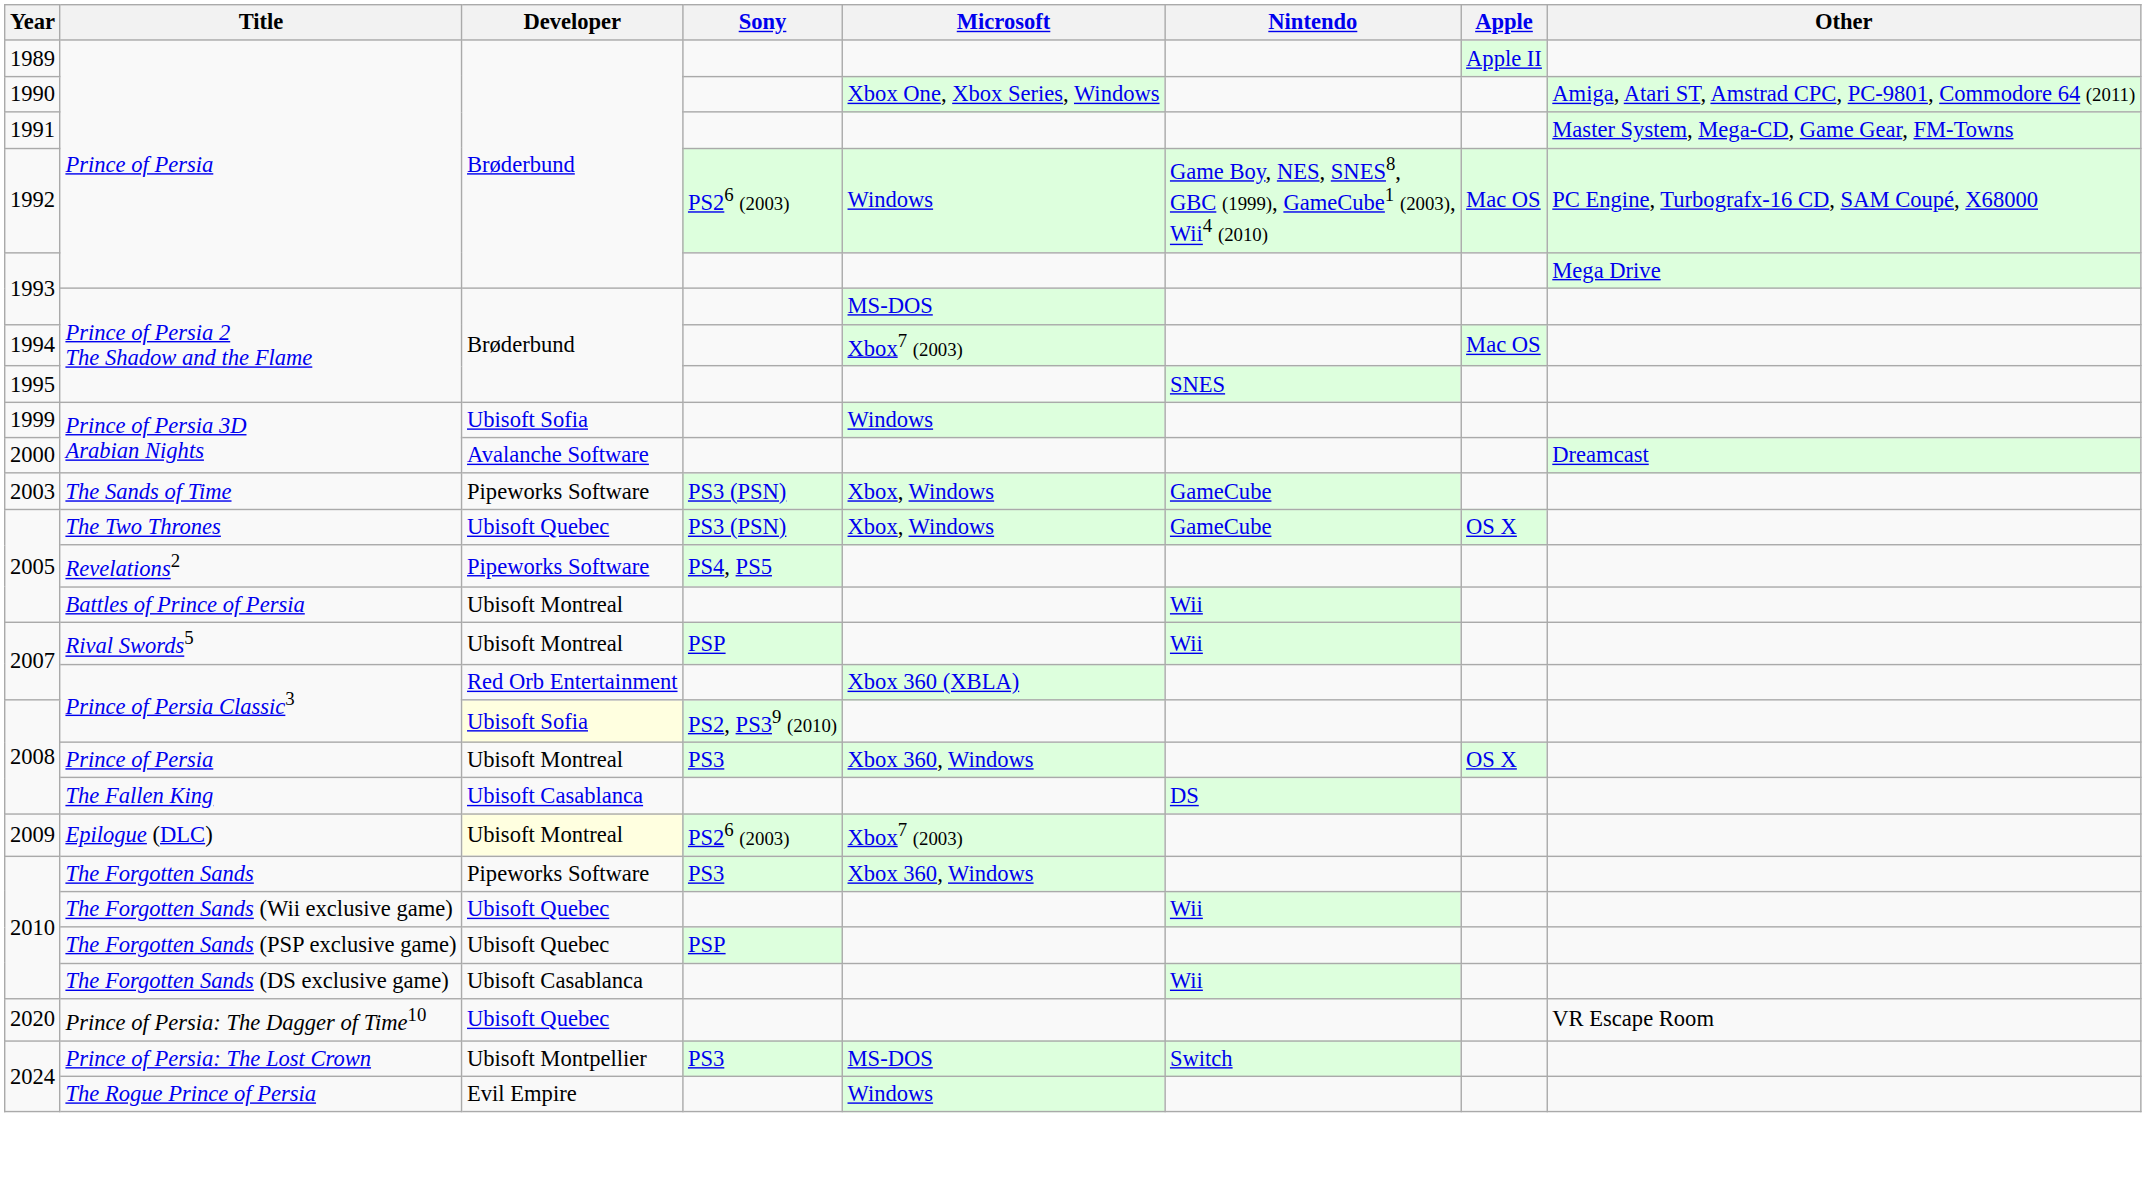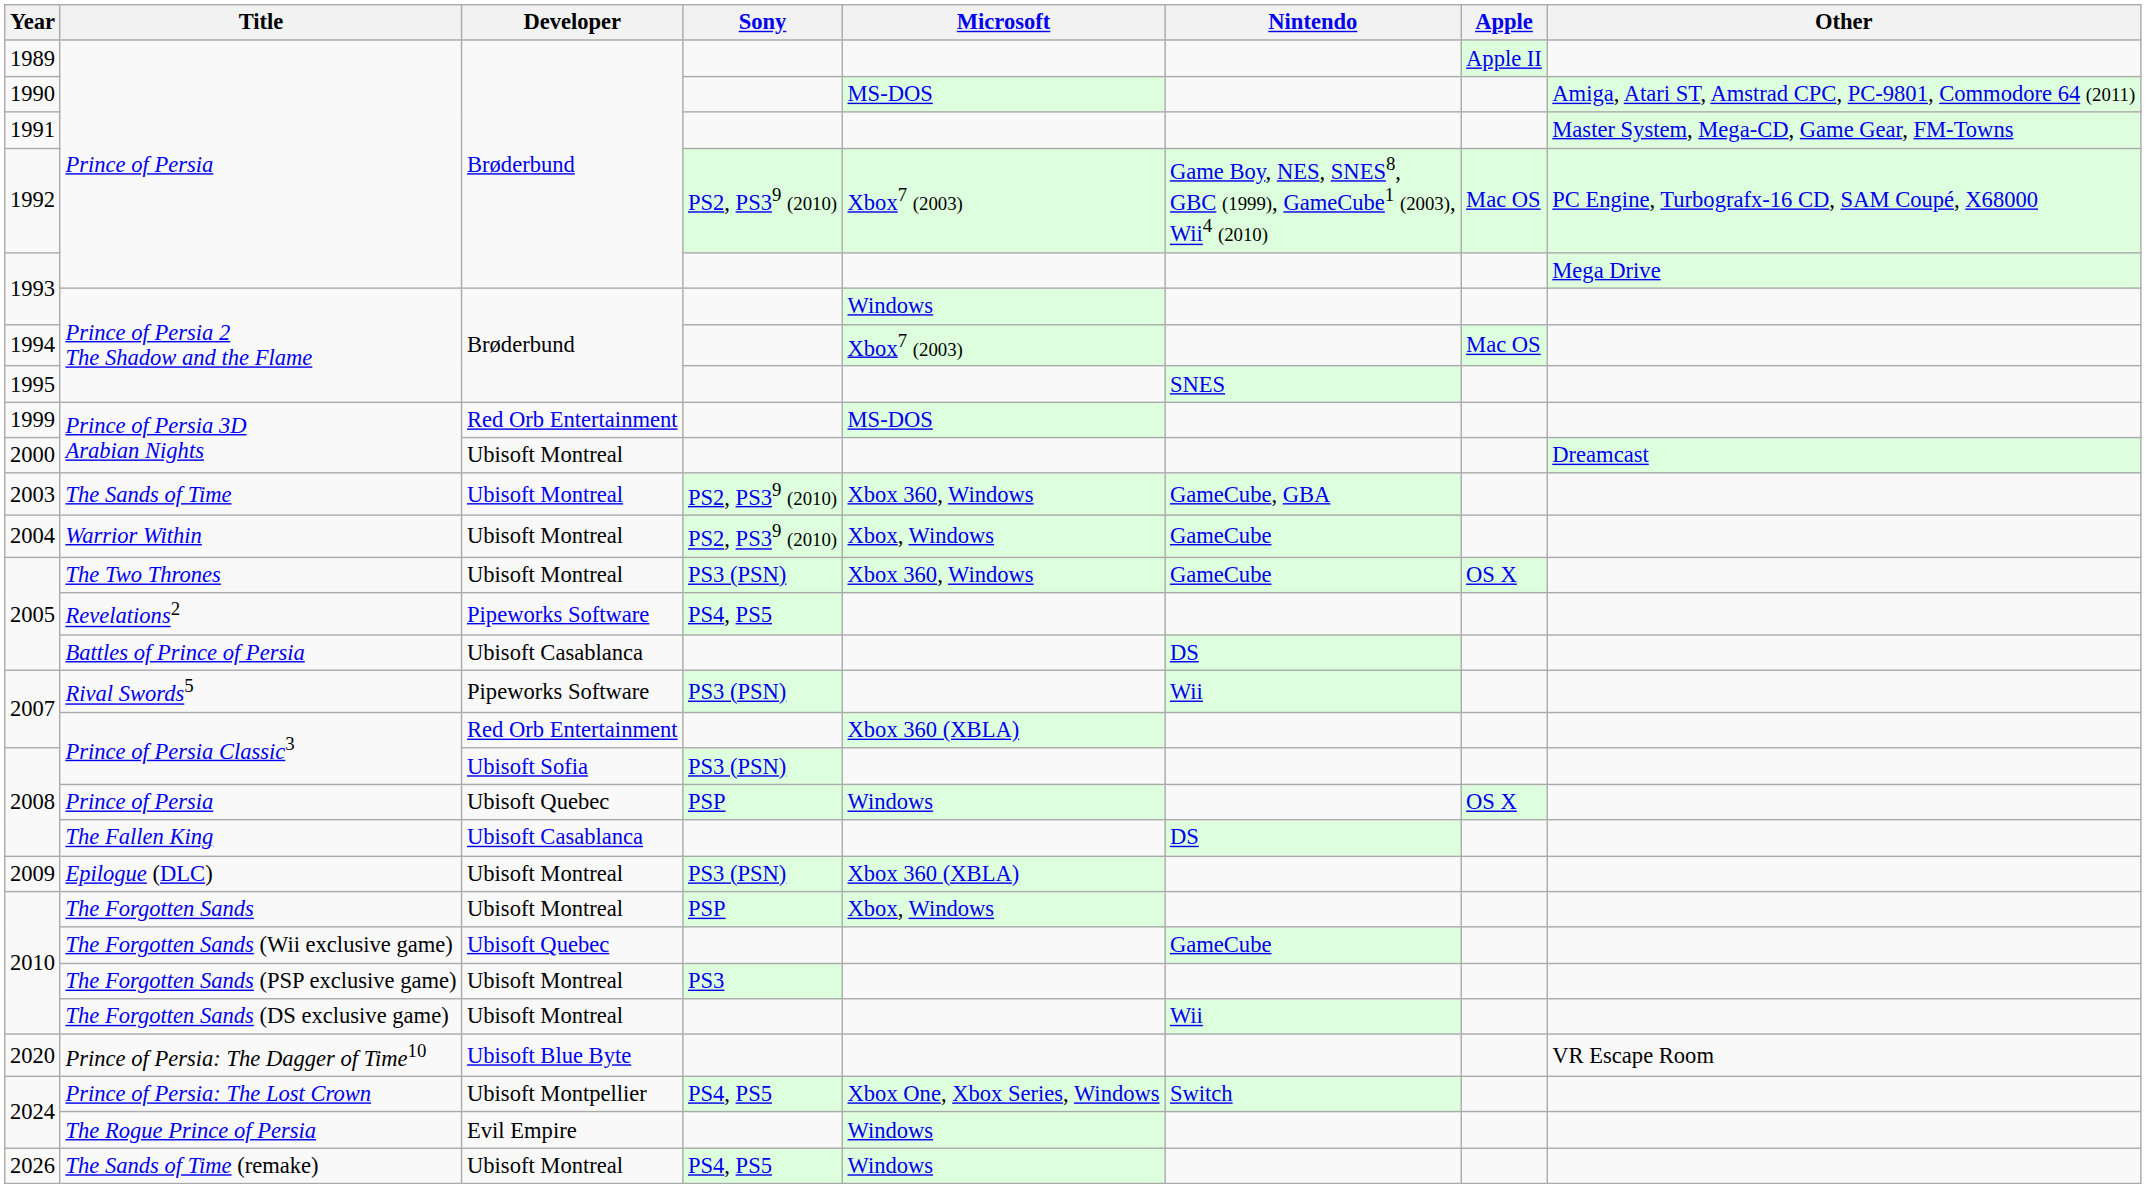(1004, 93) Xbox One, Xbox Series, Windows -> (890, 93) MS-DOS
(739, 200) PS26 (2003) -> (763, 200) PS2, PS39 (2010)
(890, 200) Windows -> (905, 200) Xbox7 (2003)
(890, 306) MS-DOS -> (890, 306) Windows
(528, 419) Ubisoft Sofia -> (572, 419) Red Orb Entertainment
(890, 419) Windows -> (890, 419) MS-DOS
(558, 455) Avalanche Software -> (545, 455) Ubisoft Montreal
(558, 491) Pipeworks Software -> (545, 494) Ubisoft Montreal
(737, 491) PS3 (PSN) -> (763, 494) PS2, PS39 (2010)
(921, 491) Xbox, Windows -> (941, 494) Xbox 360, Windows
(1221, 491) GameCube -> (1250, 494) GameCube, GBA
+ row: (32, 536)
(538, 526) Ubisoft Quebec -> (545, 574) Ubisoft Montreal
(921, 526) Xbox, Windows -> (941, 574) Xbox 360, Windows
(545, 604) Ubisoft Montreal -> (555, 652) Ubisoft Casablanca
(1186, 604) Wii -> (1184, 652) DS
(545, 643) Ubisoft Montreal -> (558, 691) Pipeworks Software
(707, 643) PSP -> (737, 691) PS3 (PSN)
(528, 721) lightyellow background -> (528, 765) no background
(763, 721) PS2, PS39 (2010) -> (737, 765) PS3 (PSN)
(545, 759) Ubisoft Montreal -> (538, 801) Ubisoft Quebec
(706, 759) PS3 -> (707, 801) PSP
(941, 759) Xbox 360, Windows -> (890, 801) Windows
(545, 834) lightyellow background -> (545, 873) no background
(739, 834) PS26 (2003) -> (737, 873) PS3 (PSN)
(905, 834) Xbox7 (2003) -> (933, 873) Xbox 360 (XBLA)
(558, 873) Pipeworks Software -> (545, 909) Ubisoft Montreal
(706, 873) PS3 -> (707, 909) PSP
(941, 873) Xbox 360, Windows -> (921, 909) Xbox, Windows
(1186, 909) Wii -> (1221, 944) GameCube
(538, 944) Ubisoft Quebec -> (545, 980) Ubisoft Montreal
(707, 944) PSP -> (706, 980) PS3
(555, 980) Ubisoft Casablanca -> (545, 1016) Ubisoft Montreal
(538, 1019) Ubisoft Quebec -> (549, 1055) Ubisoft Blue Byte
(706, 1058) PS3 -> (730, 1094) PS4, PS5
(890, 1058) MS-DOS -> (1004, 1094) Xbox One, Xbox Series, Windows
+ row: (32, 1165)
